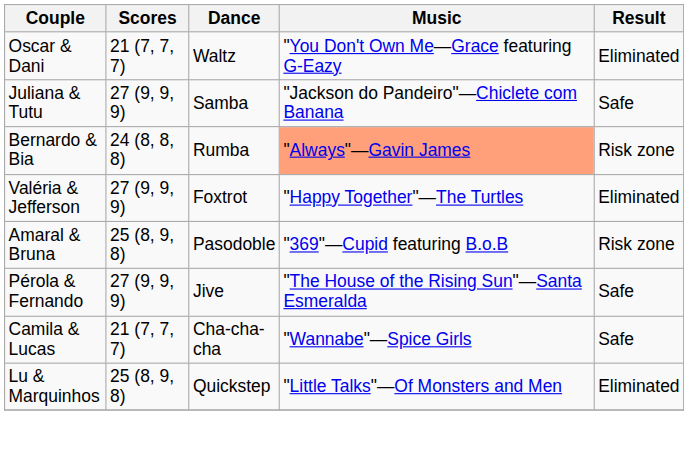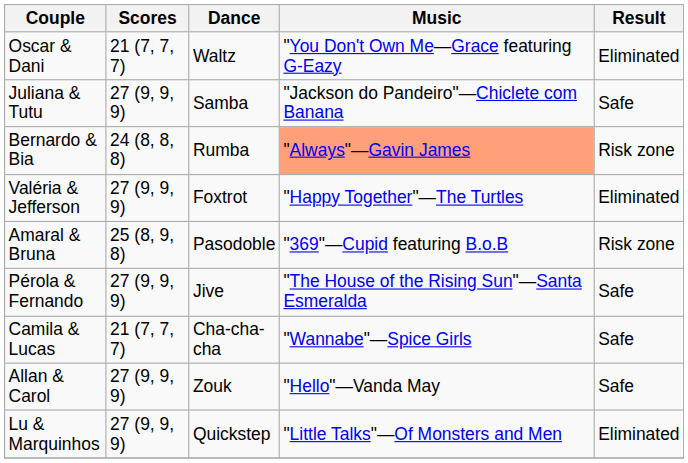+ row: (36, 386)
(142, 386) 25 (8, 9, 8) -> (142, 434) 27 (9, 9, 9)
